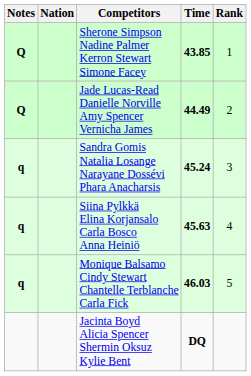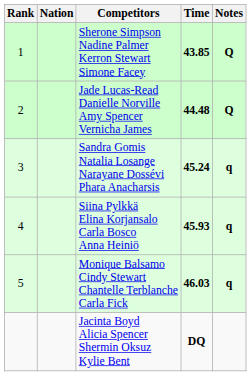columns swapped: (229, 13) <-> (21, 13)
(197, 109) 44.49 -> (197, 109) 44.48
(197, 225) 45.63 -> (197, 225) 45.93
